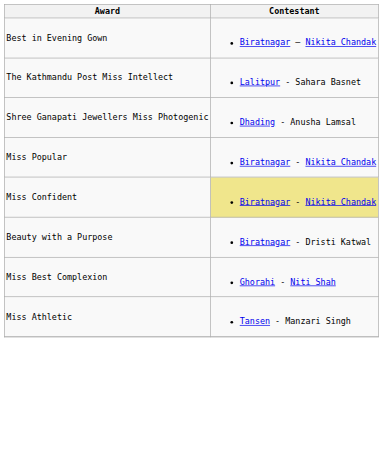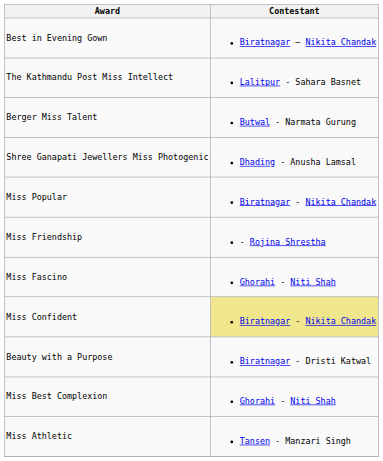+ row: (52, 118)
+ row: (44, 237)
+ row: (37, 277)
